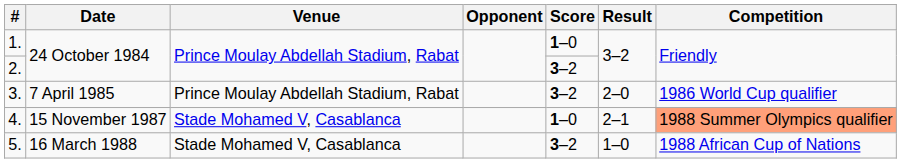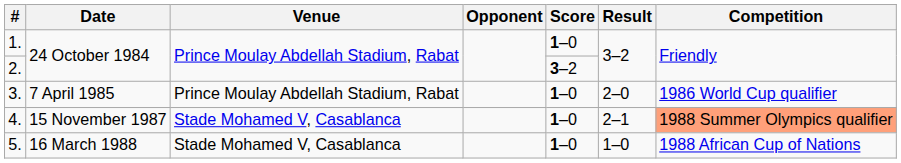(564, 94) 3–2 -> (564, 94) 1–0
(564, 145) 3–2 -> (564, 145) 1–0
